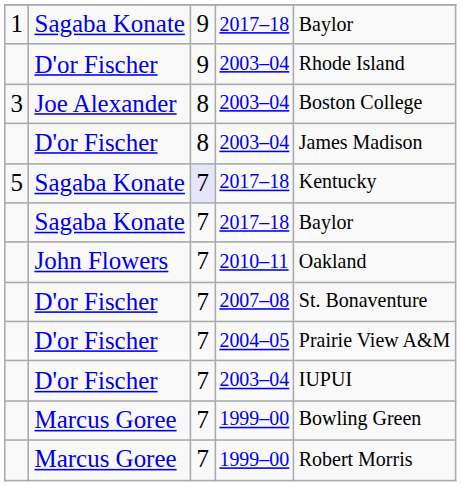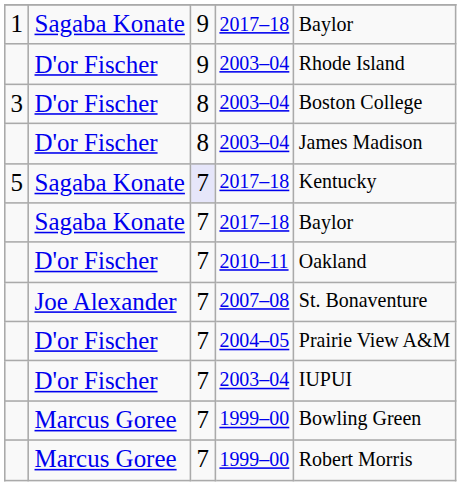(106, 103) Joe Alexander -> (96, 103) D'or Fischer
(101, 261) John Flowers -> (96, 261) D'or Fischer
(96, 301) D'or Fischer -> (106, 301) Joe Alexander
